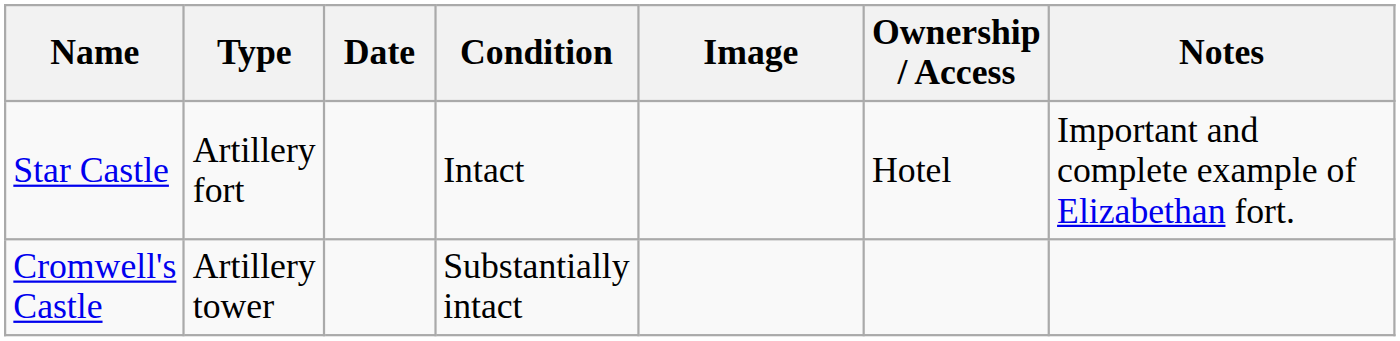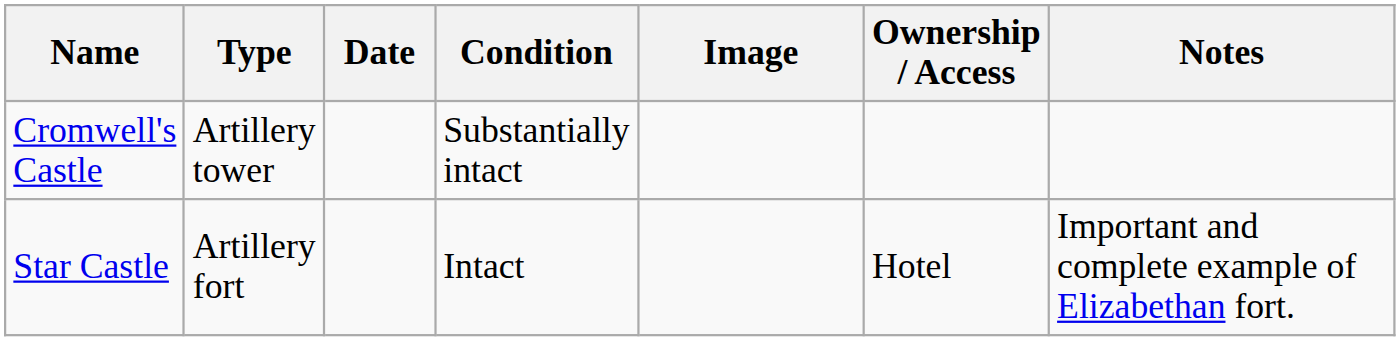rows swapped: (95, 286) <-> (91, 169)
